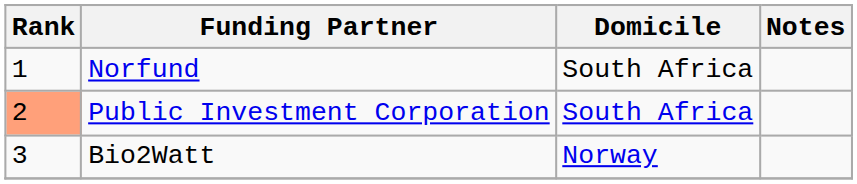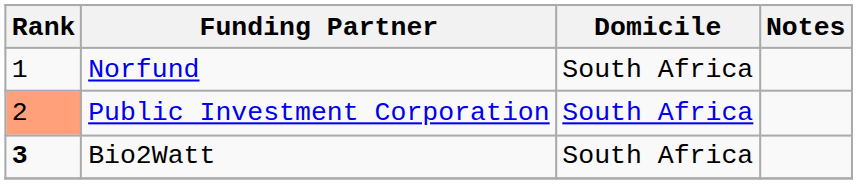(20, 156) normal -> (20, 156) bold
(610, 156) Norway -> (658, 156) South Africa
